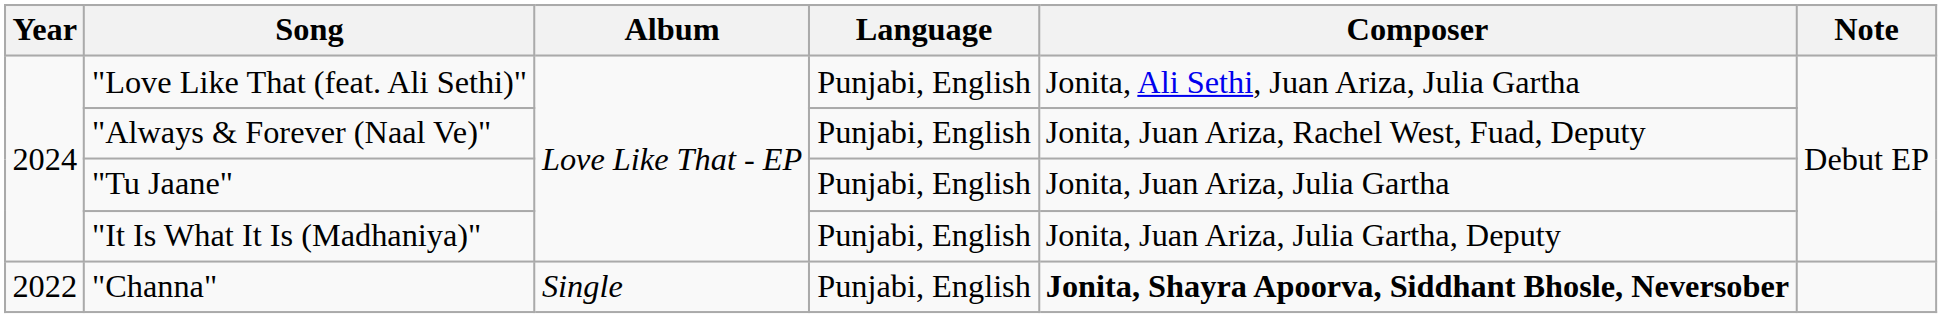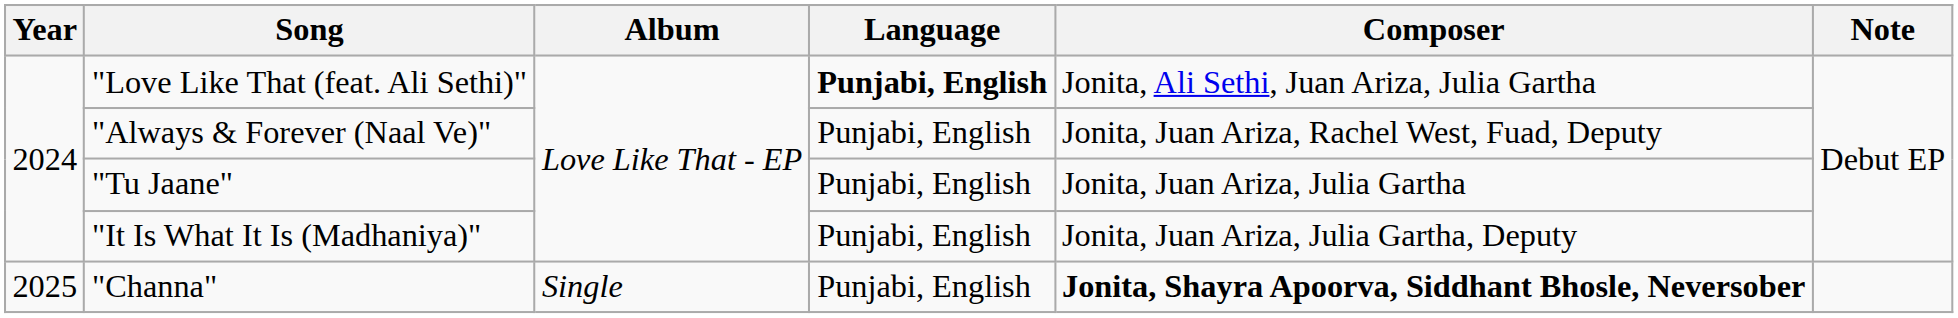(924, 81) normal -> (932, 81) bold
(45, 286) 2022 -> (45, 286) 2025
